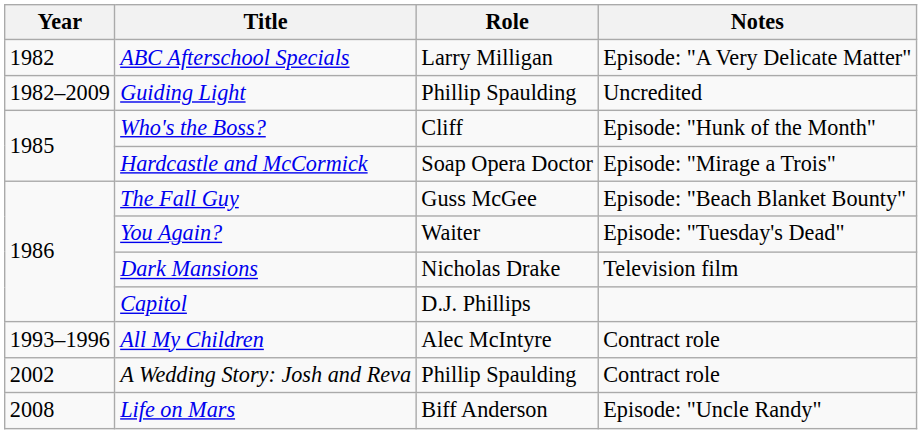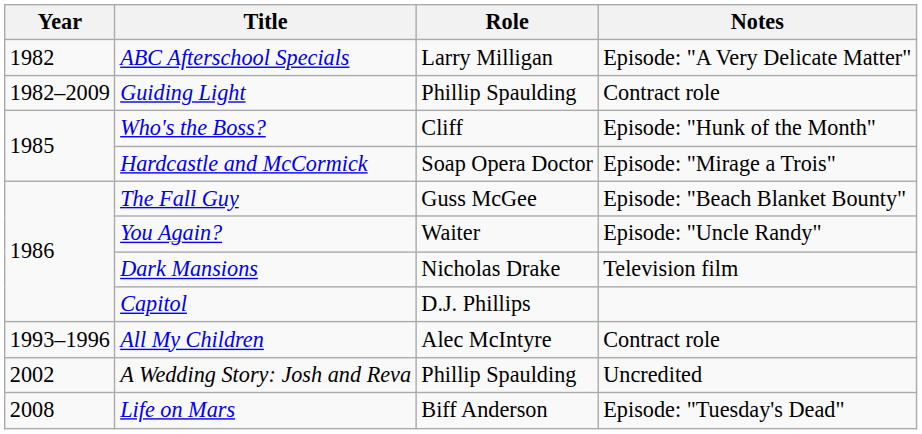(653, 92) Uncredited -> (662, 92) Contract role
(724, 233) Episode: "Tuesday's Dead" -> (712, 233) Episode: "Uncle Randy"
(662, 374) Contract role -> (653, 374) Uncredited
(712, 410) Episode: "Uncle Randy" -> (724, 410) Episode: "Tuesday's Dead"
